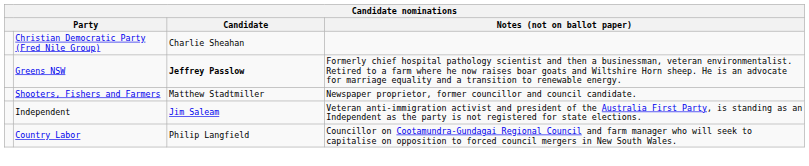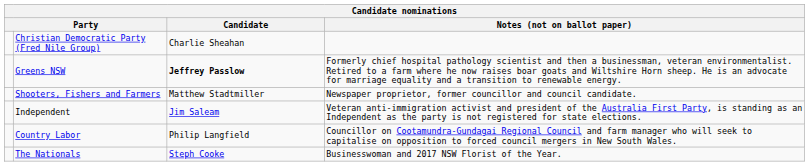+ row: (48, 154)
